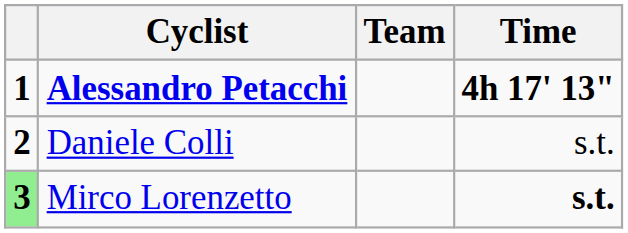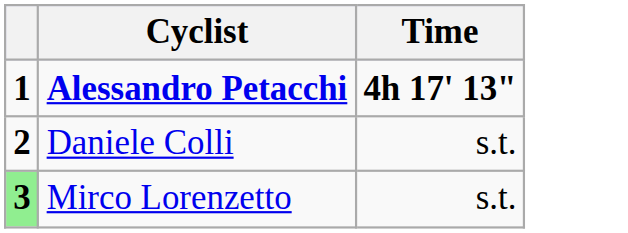- column: (404, 32)
(593, 198) bold -> (496, 198) normal
